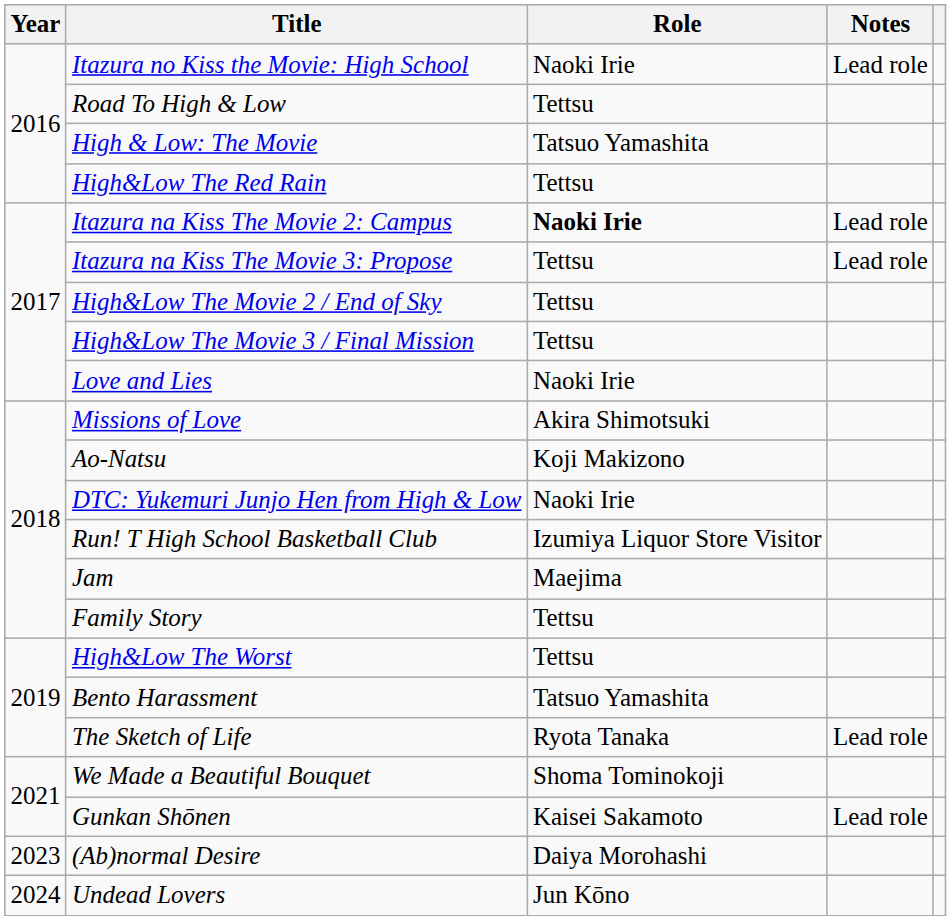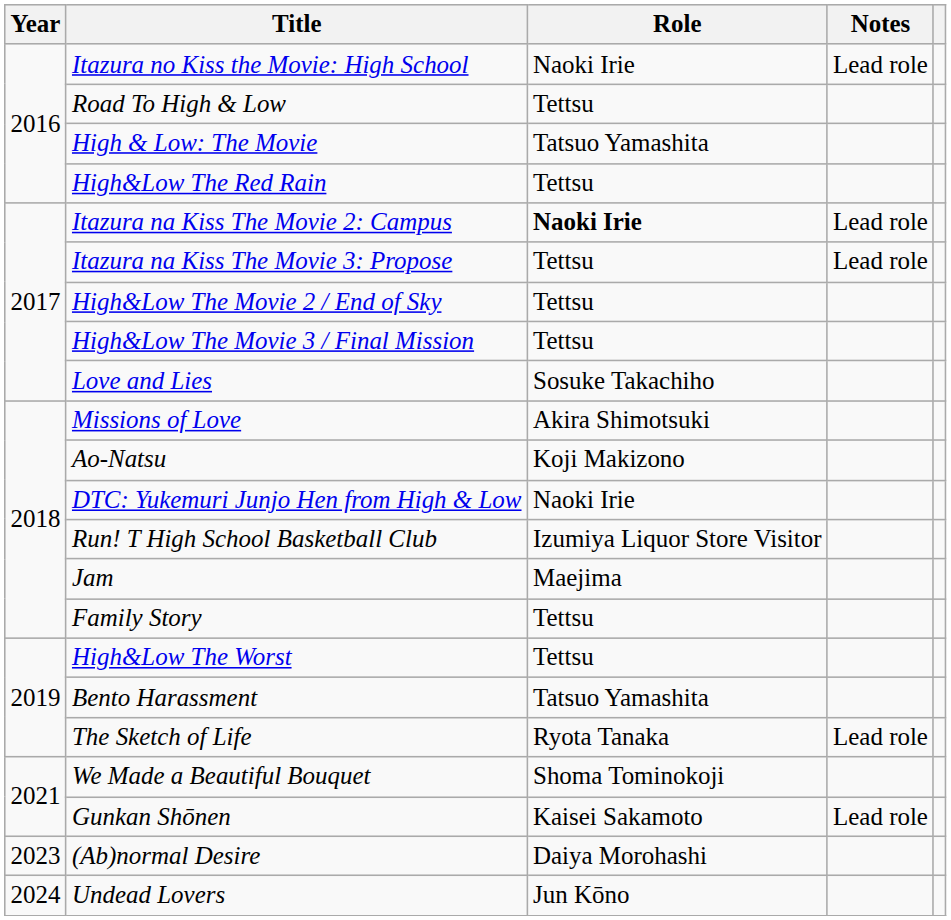(584, 380) Naoki Irie -> (624, 380) Sosuke Takachiho
